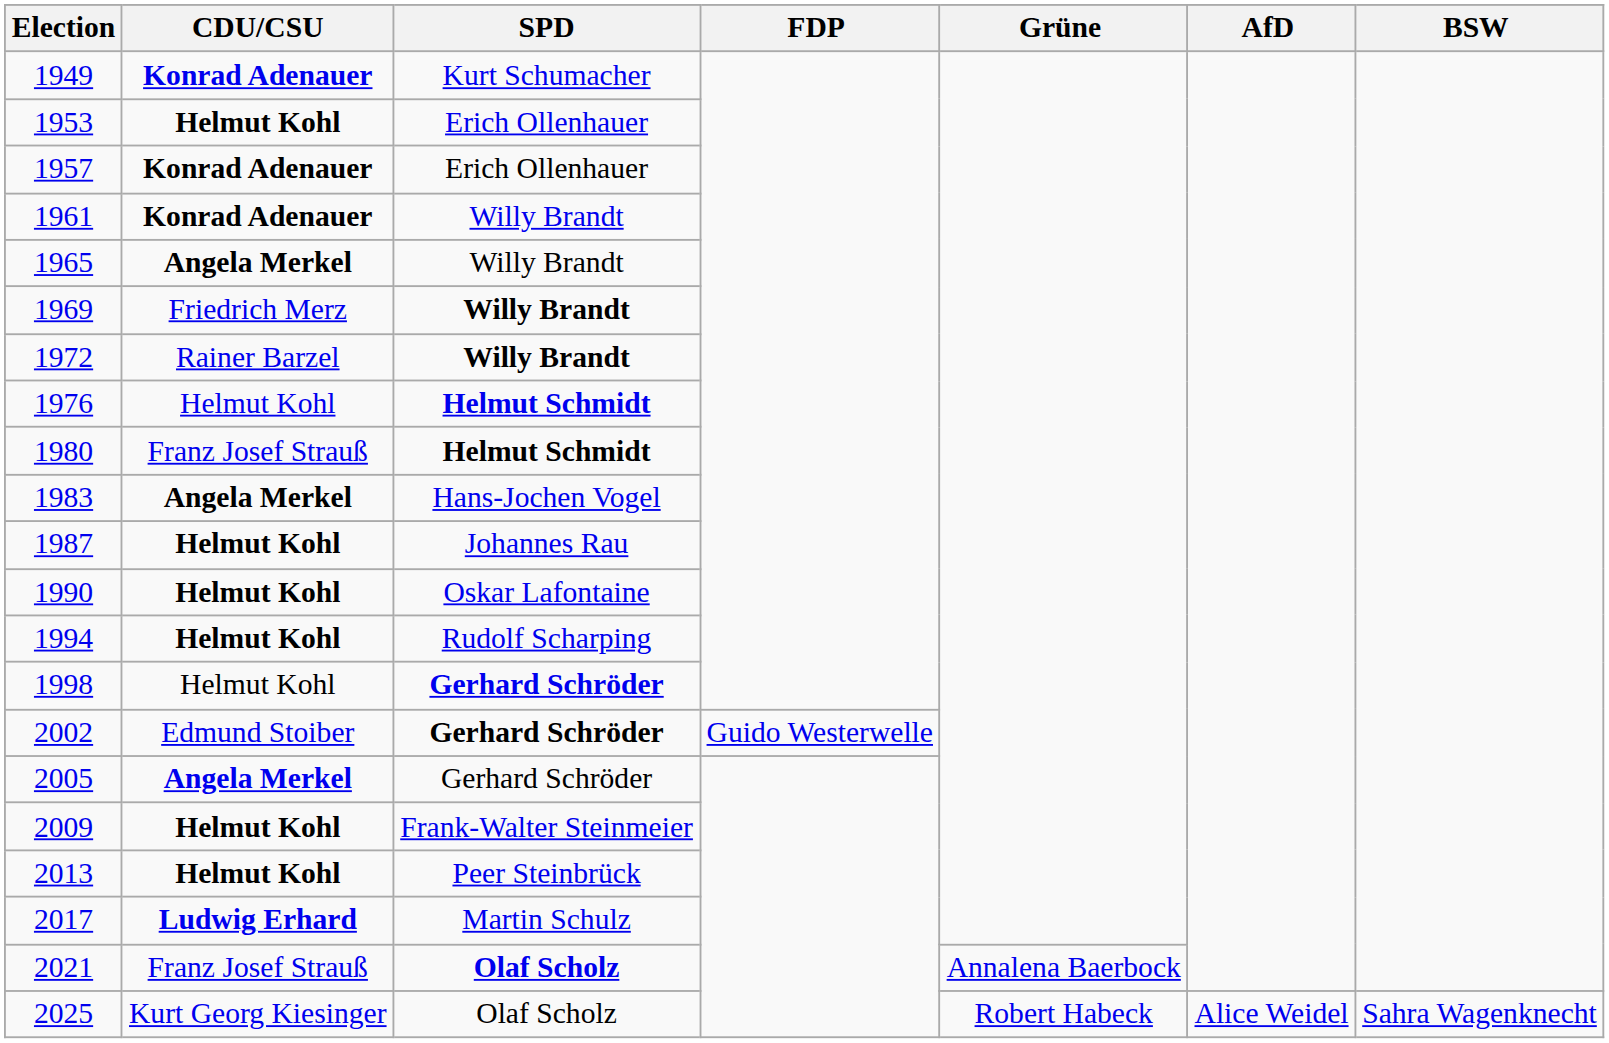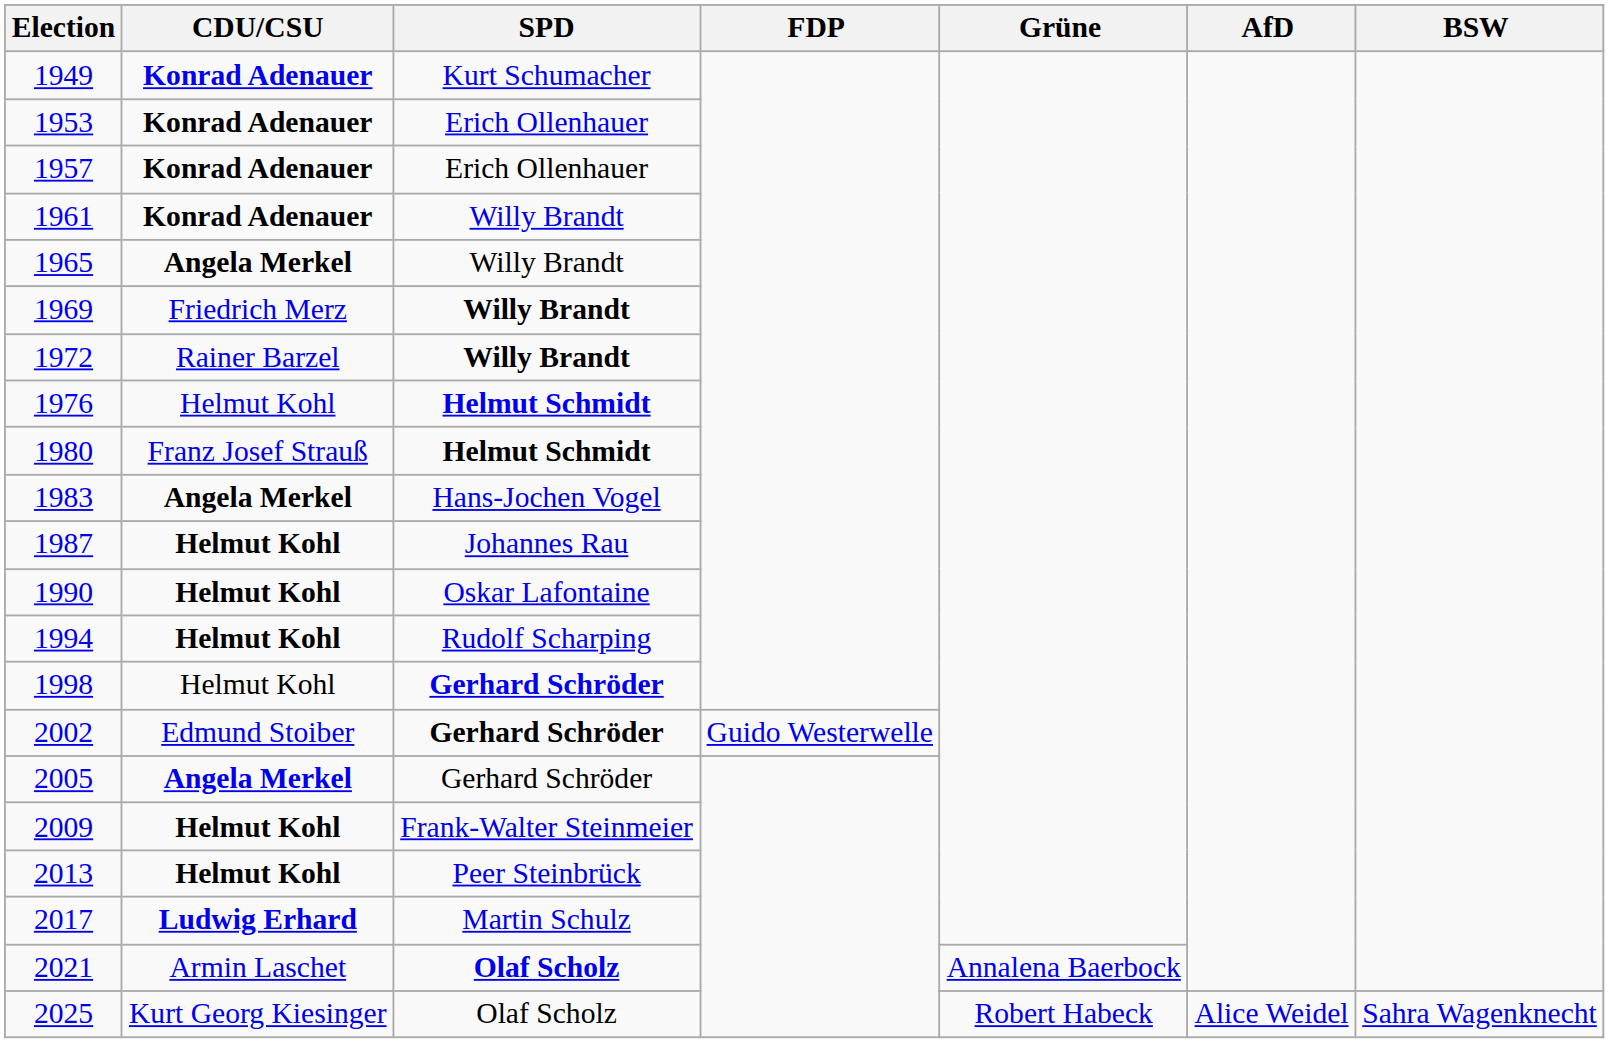(258, 121) Helmut Kohl -> (258, 121) Konrad Adenauer
(258, 966) Franz Josef Strauß -> (258, 966) Armin Laschet
